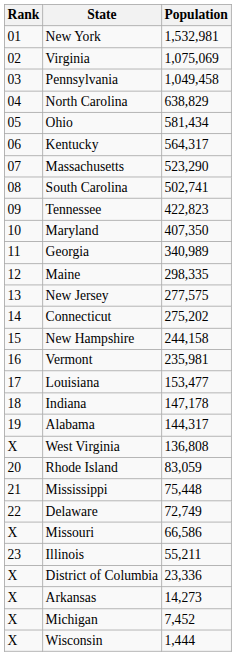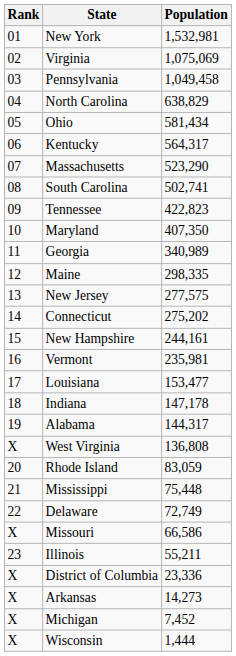(187, 338) 244,158 -> (187, 338) 244,161
